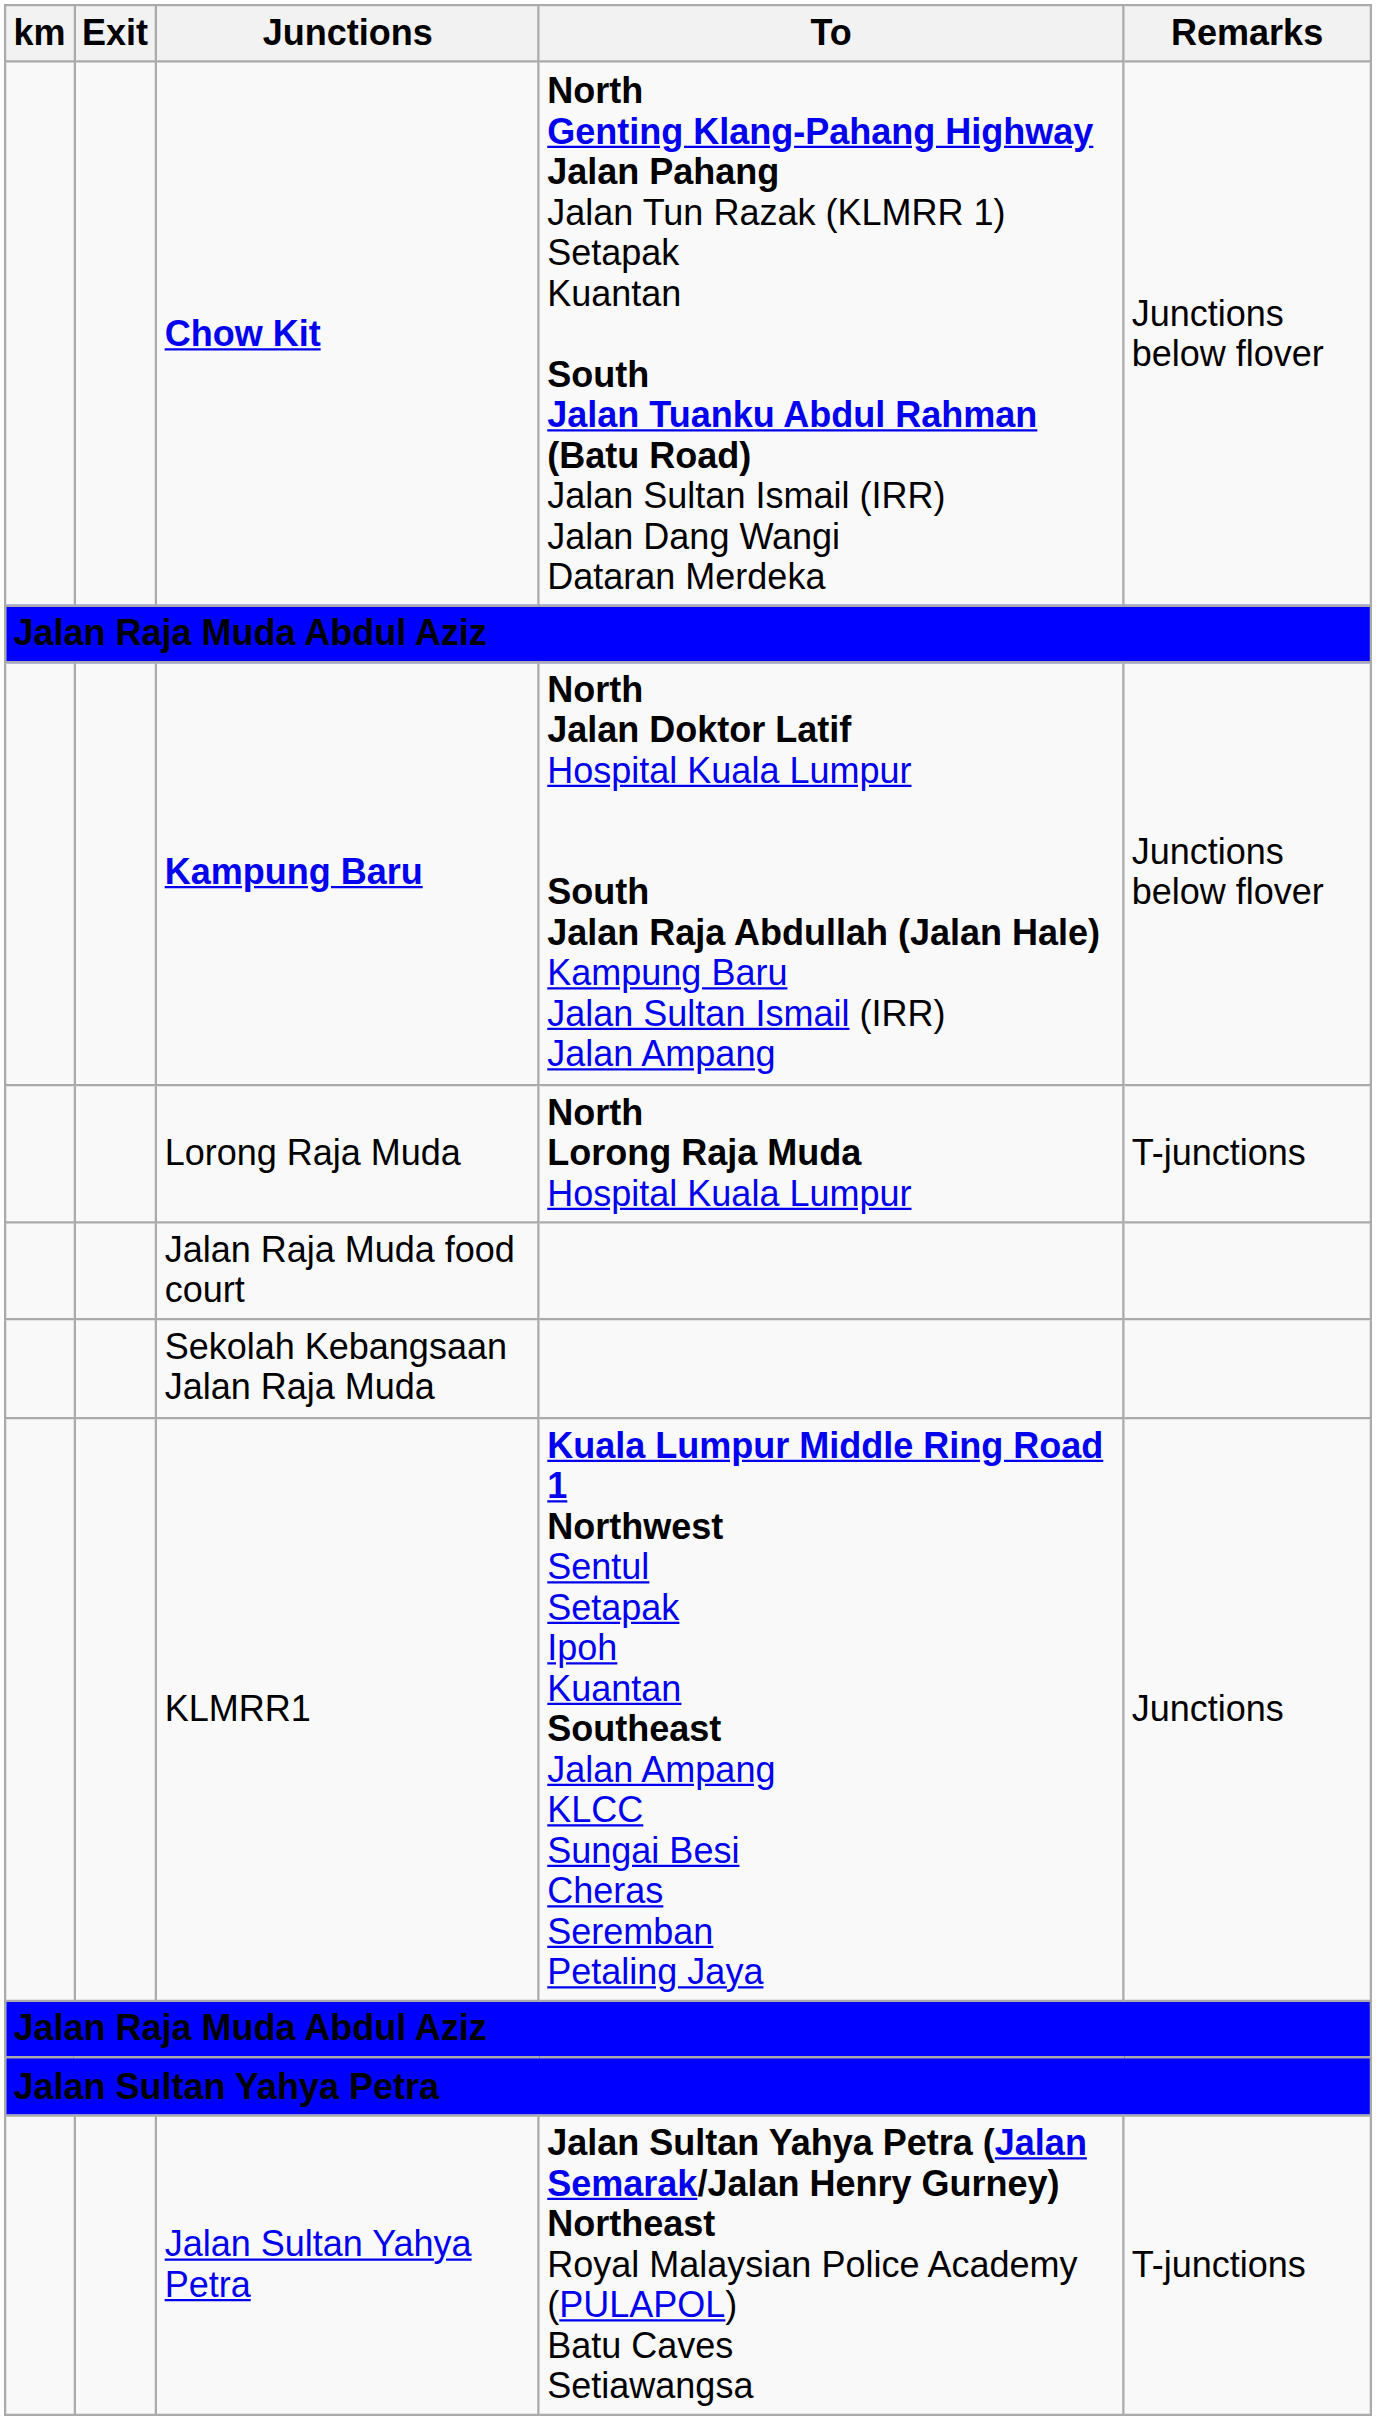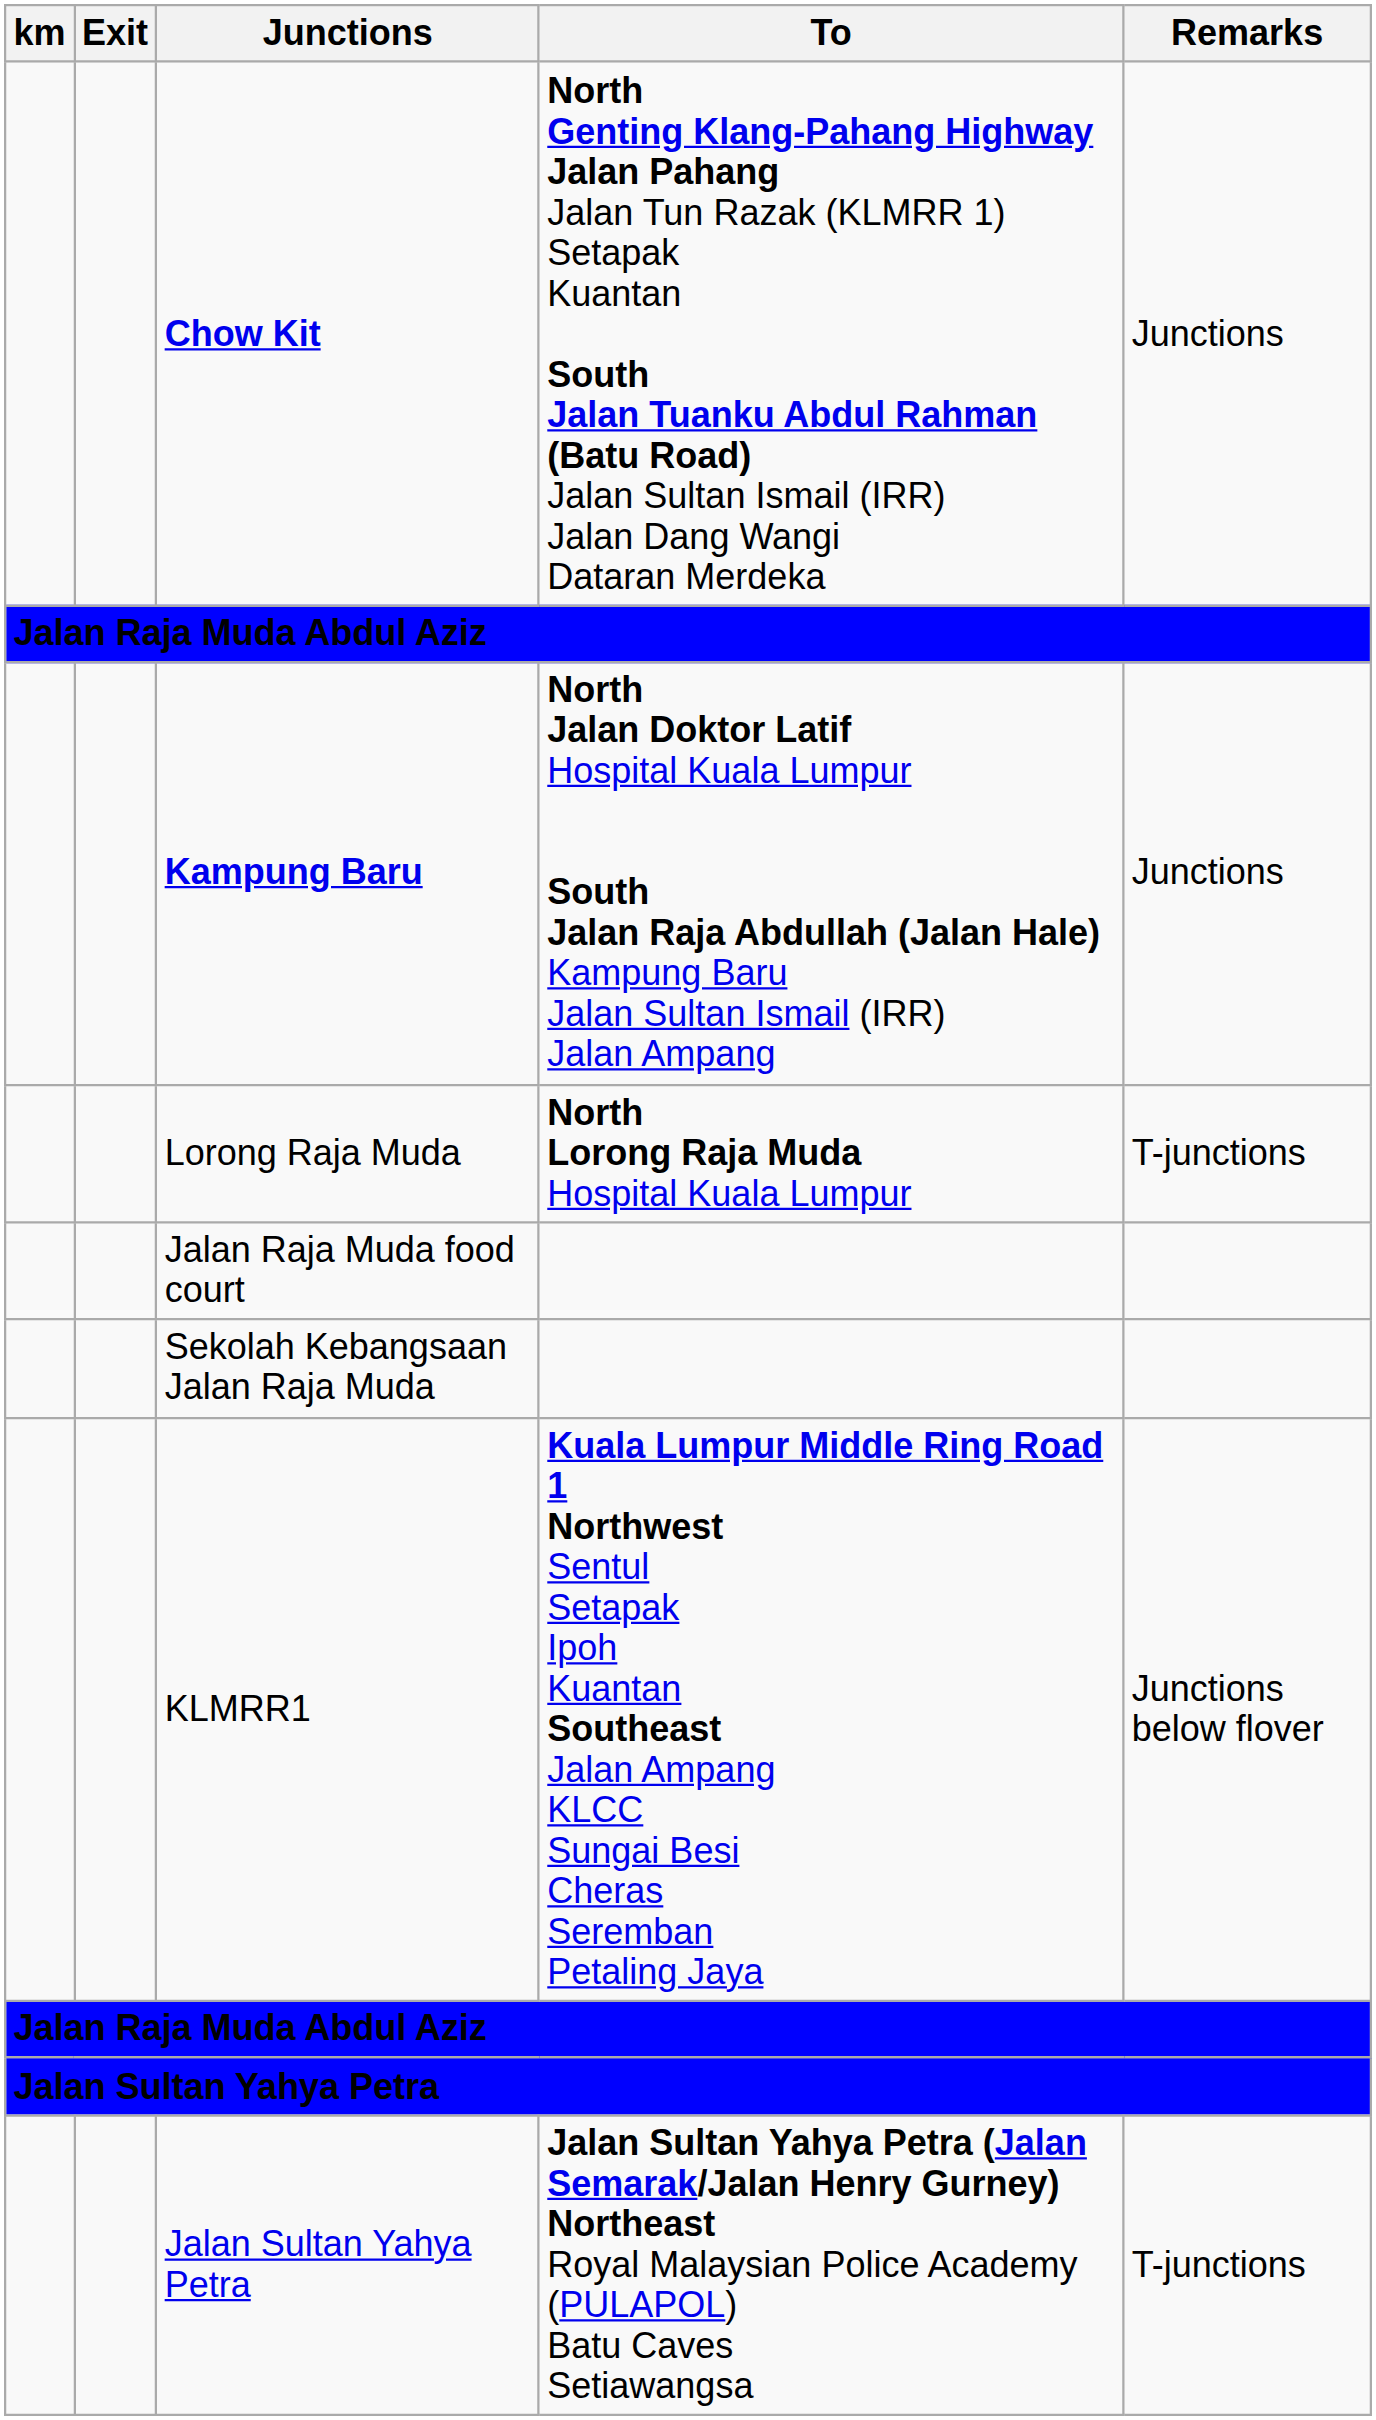(1228, 333) Junctions below flover -> (1208, 333) Junctions
(1228, 872) Junctions below flover -> (1208, 872) Junctions
(1208, 1708) Junctions -> (1228, 1708) Junctions below flover
